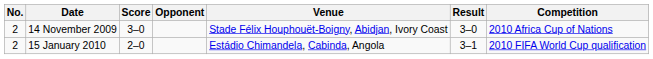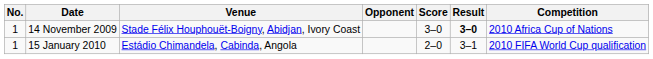columns swapped: (328, 12) <-> (136, 12)
(15, 29) 2 -> (15, 29) 1
(468, 29) normal -> (468, 29) bold
(15, 45) 2 -> (15, 45) 1
